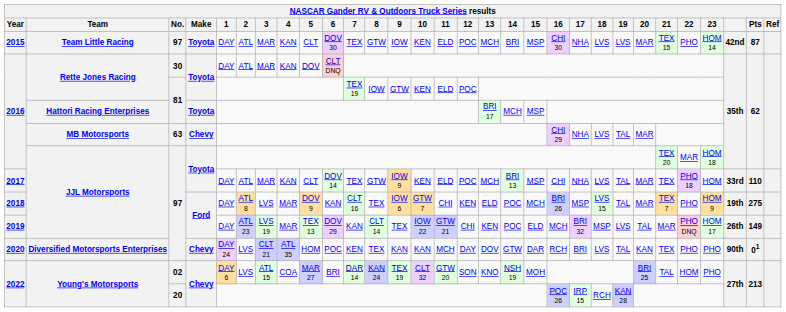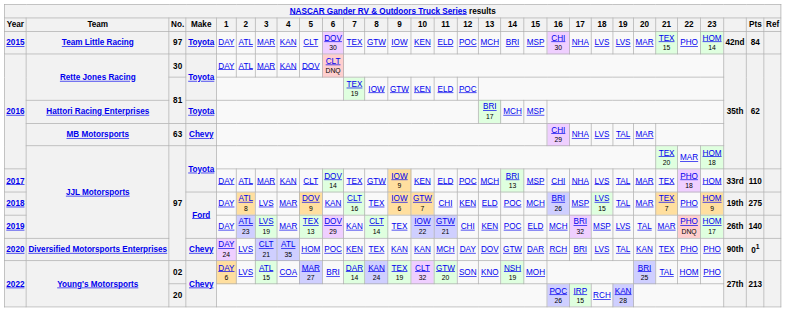(755, 43) 87 -> (755, 43) 84
(755, 226) 149 -> (755, 226) 140
